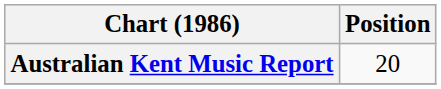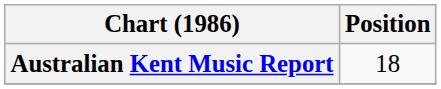(388, 63) 20 -> (388, 63) 18
